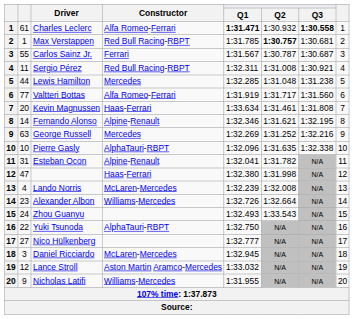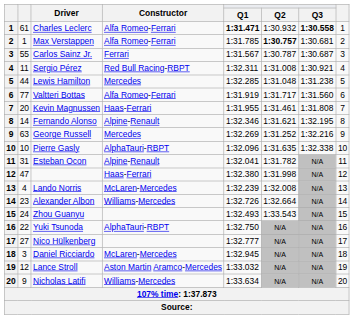(147, 41) Red Bull Racing-RBPT -> (140, 41) Alfa Romeo-Ferrari
(242, 108) 1:33.634 -> (242, 108) 1:31.955
(242, 280) 1:31.955 -> (242, 280) 1:33.634
